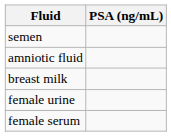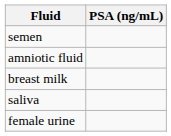+ row: (24, 99)
- row: (44, 120)
